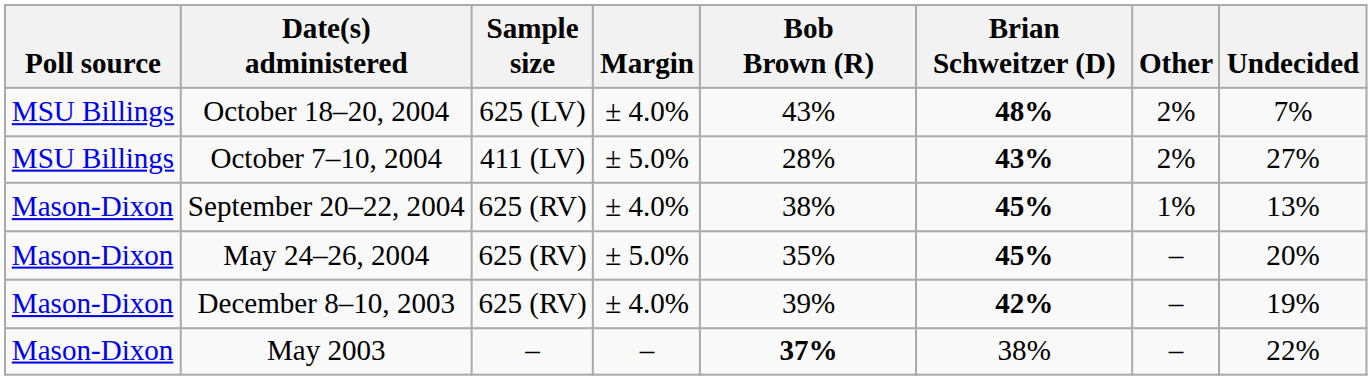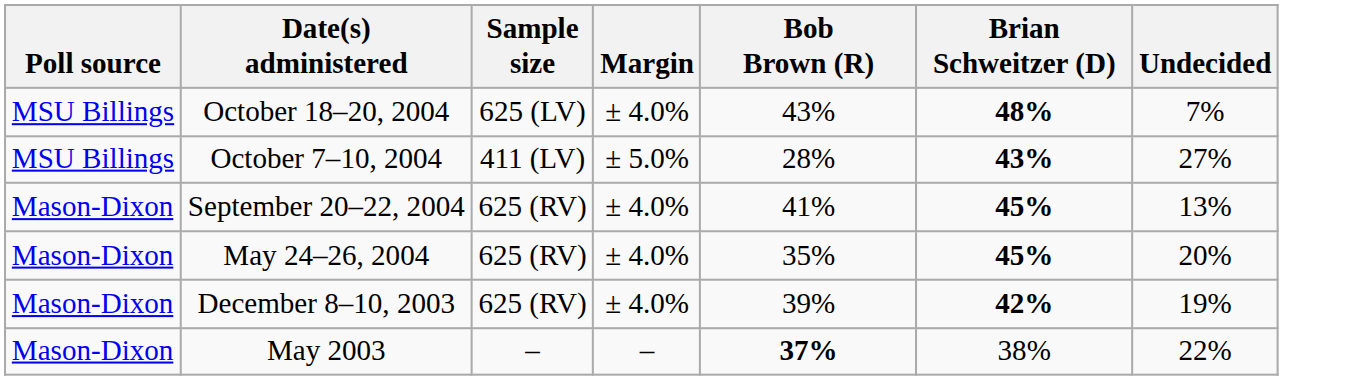- column: (1176, 63)
(809, 207) 38% -> (809, 207) 41%
(647, 255) ± 5.0% -> (647, 255) ± 4.0%
